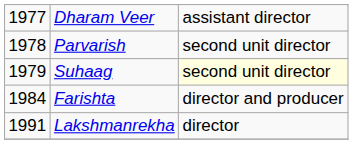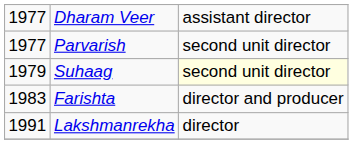(27, 44) 1978 -> (27, 44) 1977
(27, 98) 1984 -> (27, 98) 1983
